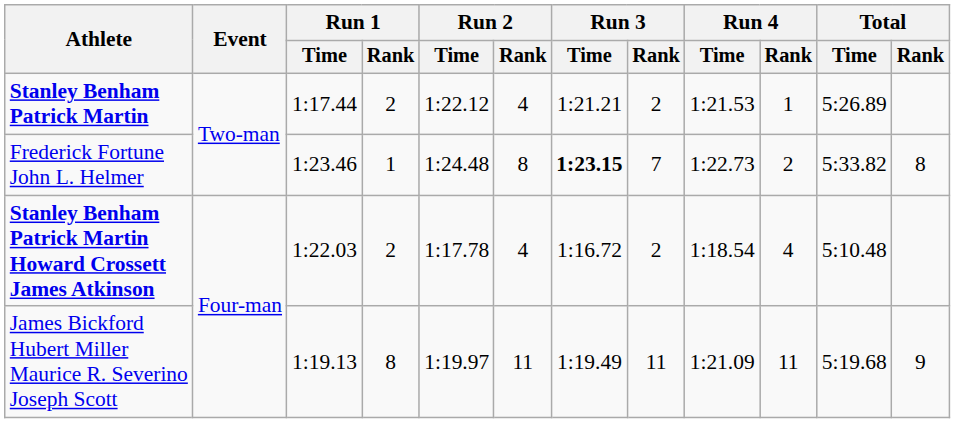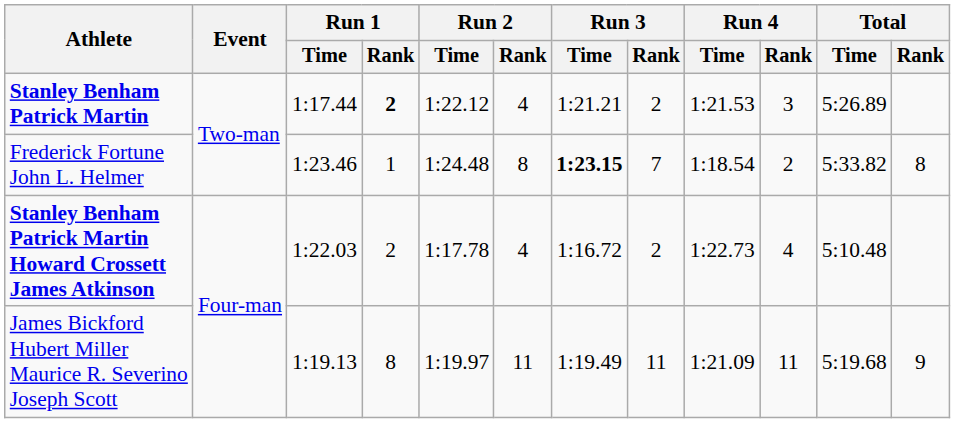(391, 104) normal -> (391, 104) bold
(788, 104) 1 -> (788, 104) 3
(722, 164) 1:22.73 -> (722, 164) 1:18.54
(722, 250) 1:18.54 -> (722, 250) 1:22.73
